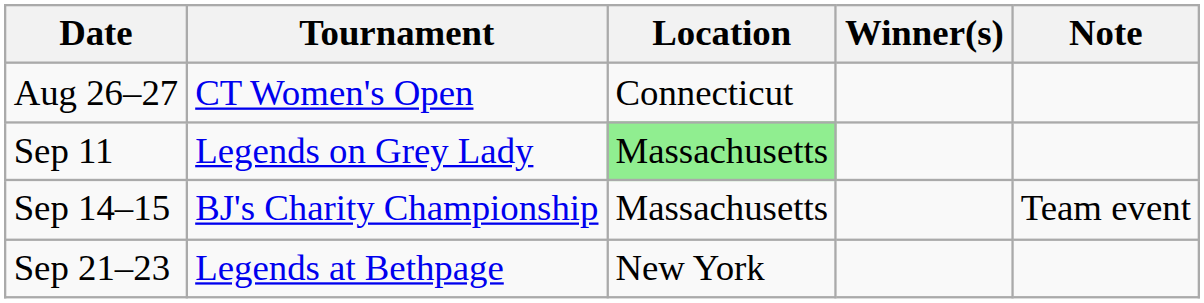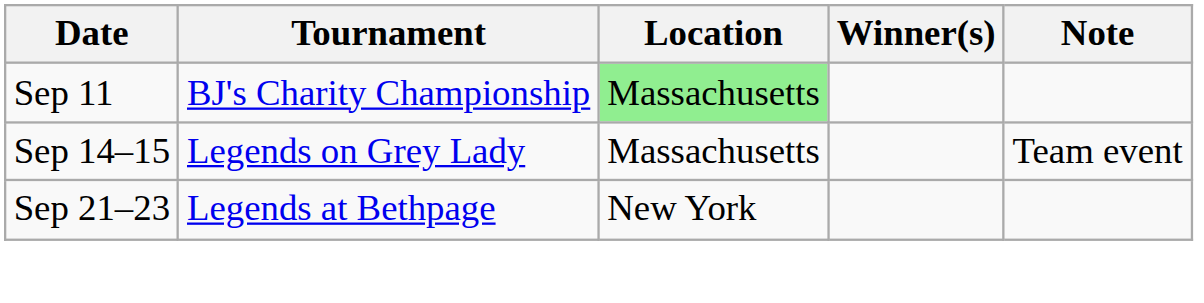- row: (96, 92)
(364, 150) Legends on Grey Lady -> (389, 92) BJ's Charity Championship
(397, 208) BJ's Charity Championship -> (356, 150) Legends on Grey Lady
